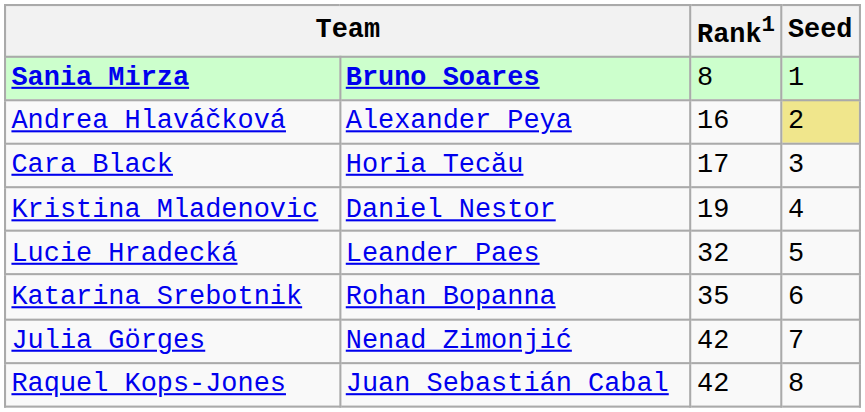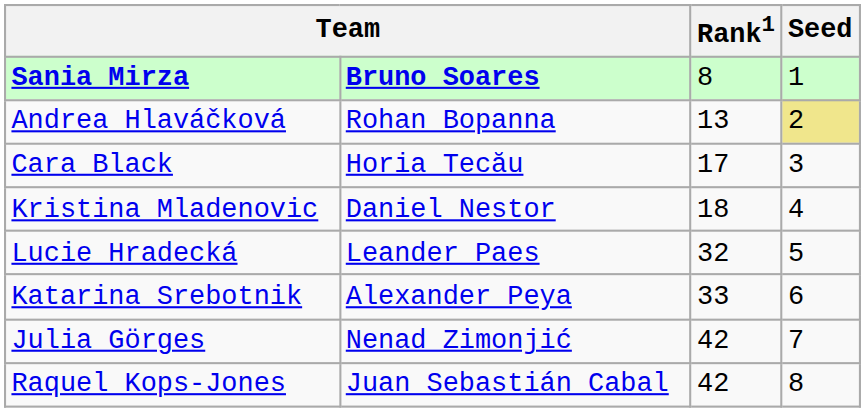(459, 122) Alexander Peya -> (451, 122) Rohan Bopanna
(713, 122) 16 -> (713, 122) 13
(713, 209) 19 -> (713, 209) 18
(451, 297) Rohan Bopanna -> (459, 297) Alexander Peya
(713, 297) 35 -> (713, 297) 33
